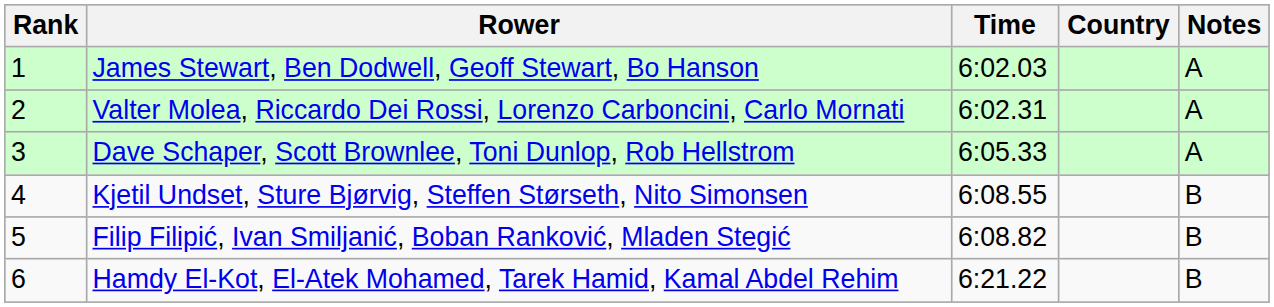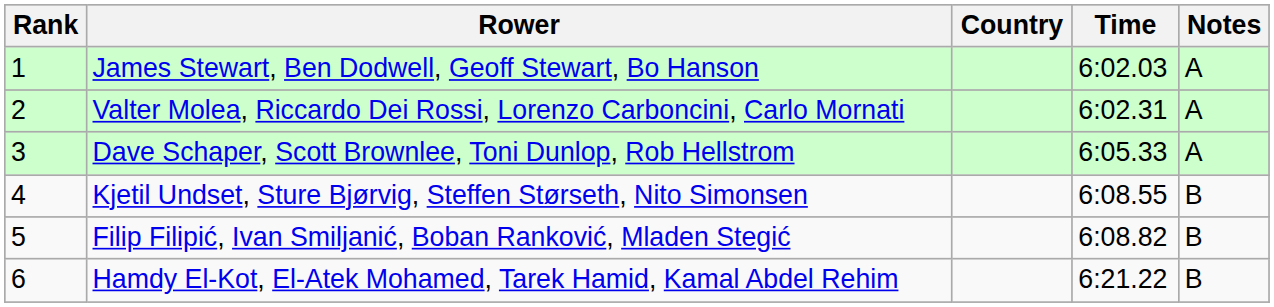columns swapped: (1118, 25) <-> (1005, 25)
